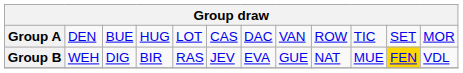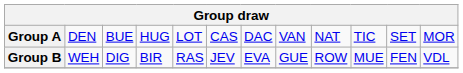(331, 36) ROW -> (327, 36) NAT
(327, 57) NAT -> (331, 57) ROW
(403, 57) gold background -> (403, 57) no background
